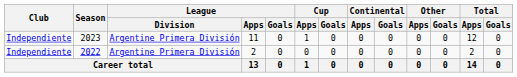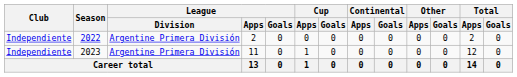rows swapped: (90, 52) <-> (90, 38)
